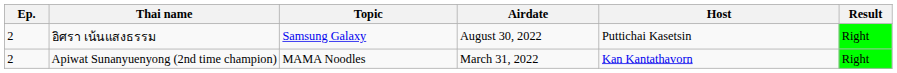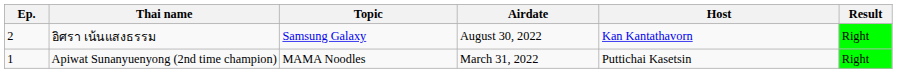(647, 36) Puttichai Kasetsin -> (647, 36) Kan Kantathavorn
(10, 58) 2 -> (10, 58) 1
(647, 58) Kan Kantathavorn -> (647, 58) Puttichai Kasetsin
